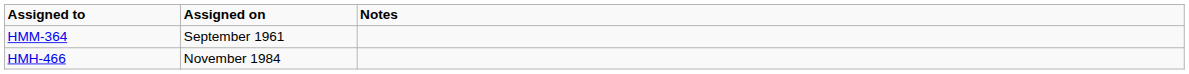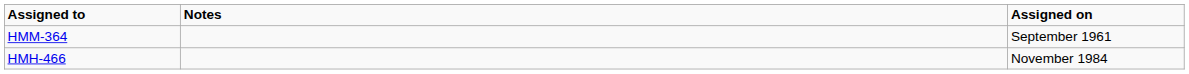columns swapped: (225, 15) <-> (379, 15)
